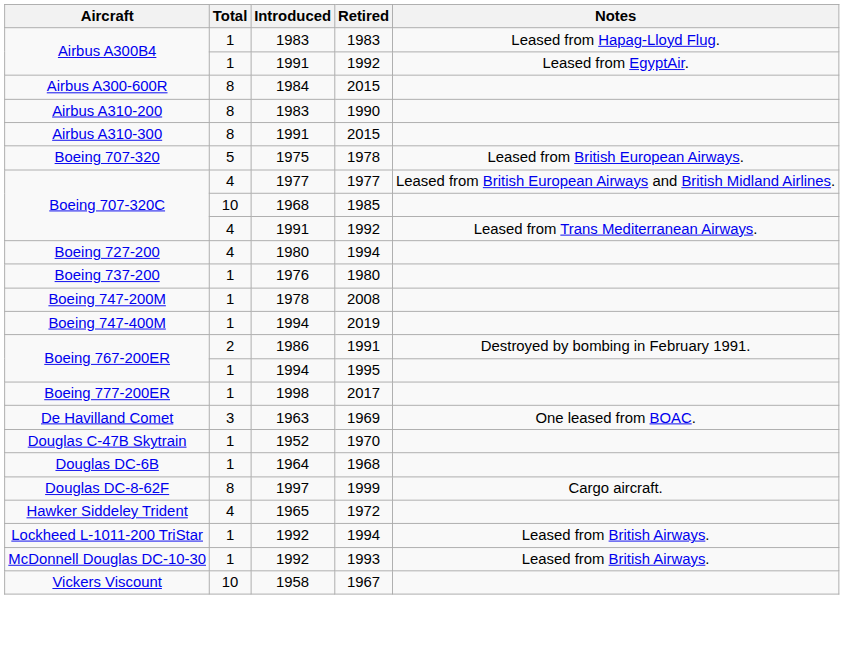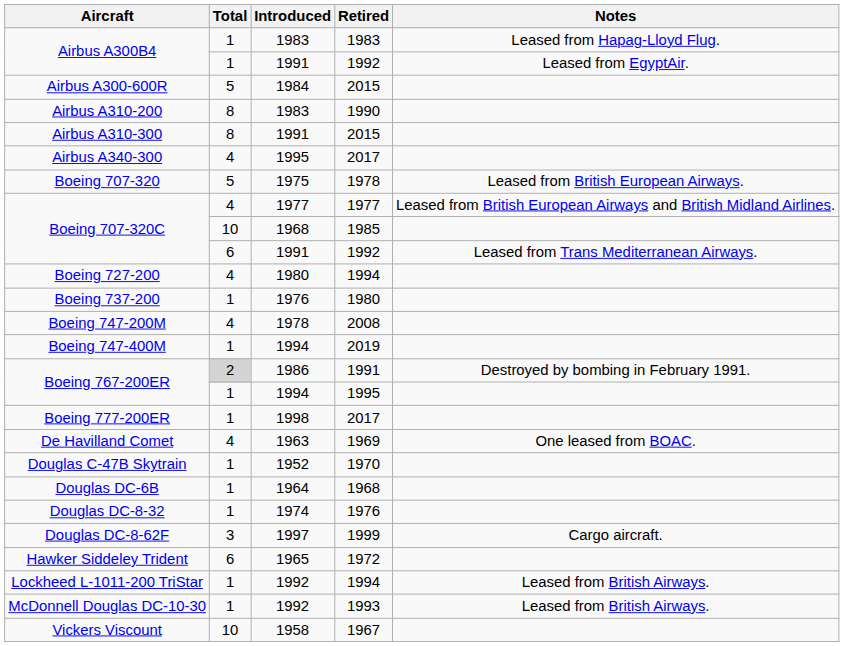(230, 87) 8 -> (230, 87) 5
+ row: (107, 157)
(230, 228) 4 -> (230, 252) 6
(230, 299) 1 -> (230, 323) 4
(230, 346) no background -> (230, 370) lightgrey background
(230, 417) 3 -> (230, 441) 4
+ row: (107, 511)
(230, 488) 8 -> (230, 535) 3
(230, 511) 4 -> (230, 559) 6
